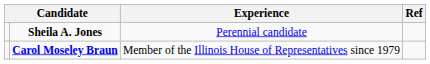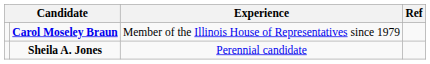rows swapped: (65, 31) <-> (65, 50)
